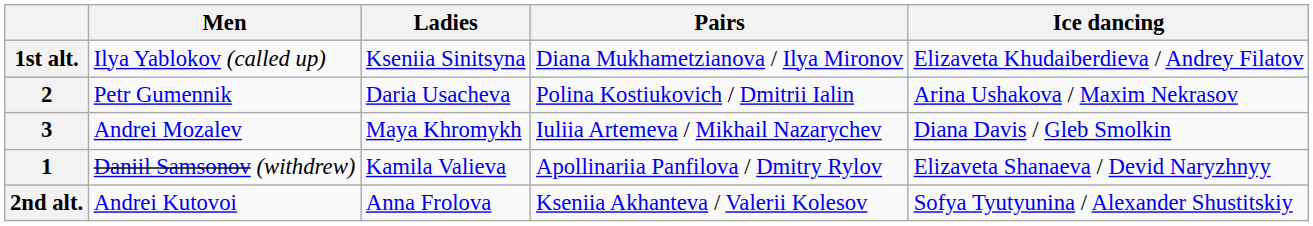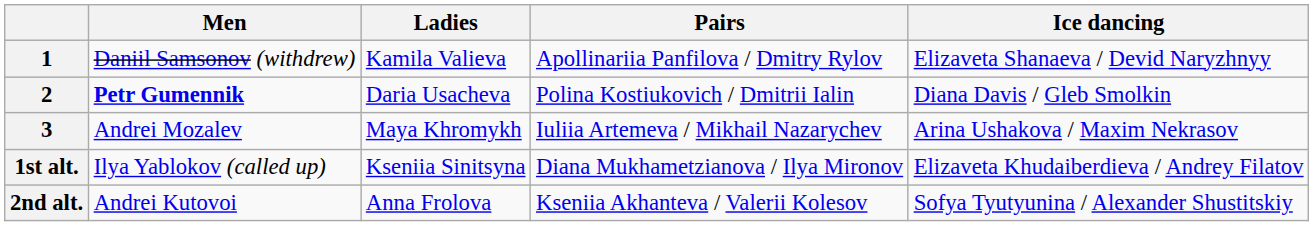rows swapped: (47, 166) <-> (47, 58)
(163, 94) normal -> (169, 94) bold
(1076, 94) Arina Ushakova / Maxim Nekrasov -> (1042, 94) Diana Davis / Gleb Smolkin
(1042, 130) Diana Davis / Gleb Smolkin -> (1076, 130) Arina Ushakova / Maxim Nekrasov
